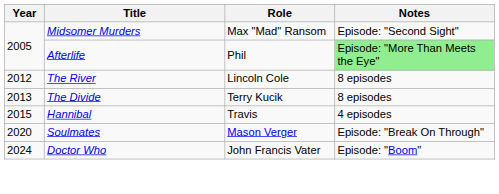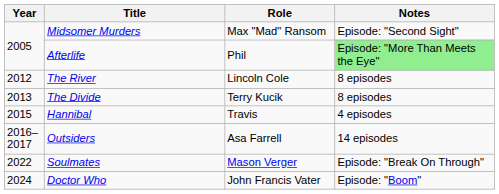+ row: (71, 138)
(19, 132) 2020 -> (19, 162) 2022
